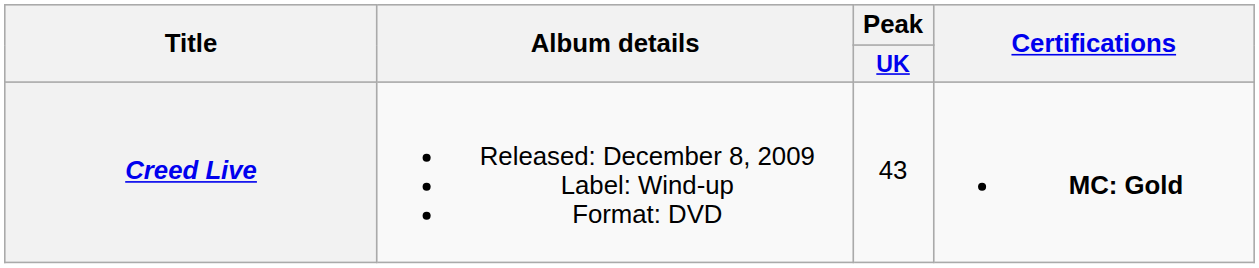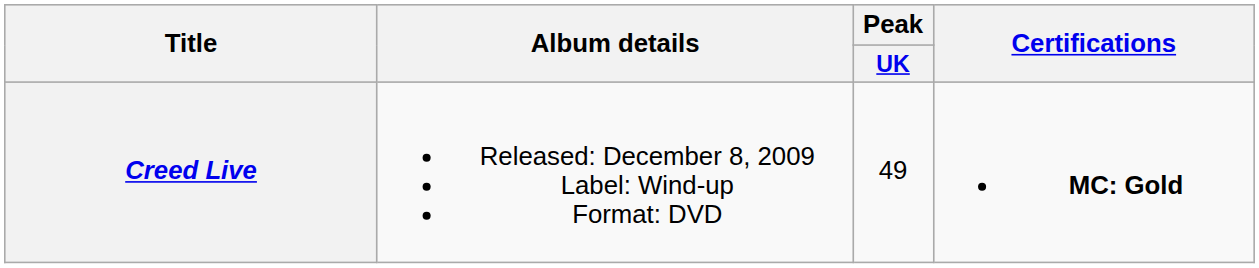(893, 171) 43 -> (893, 171) 49
